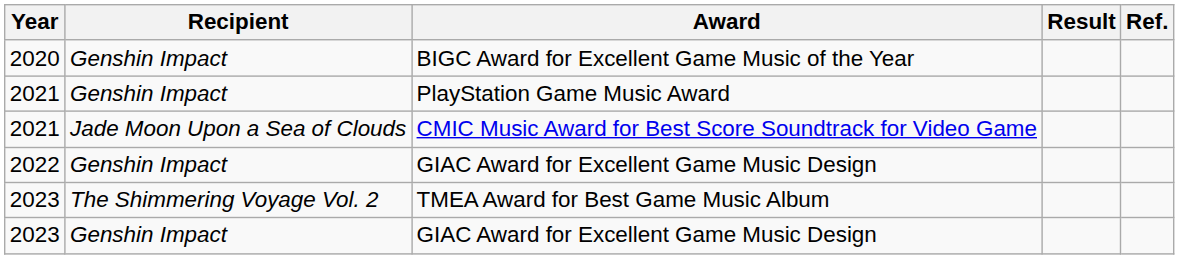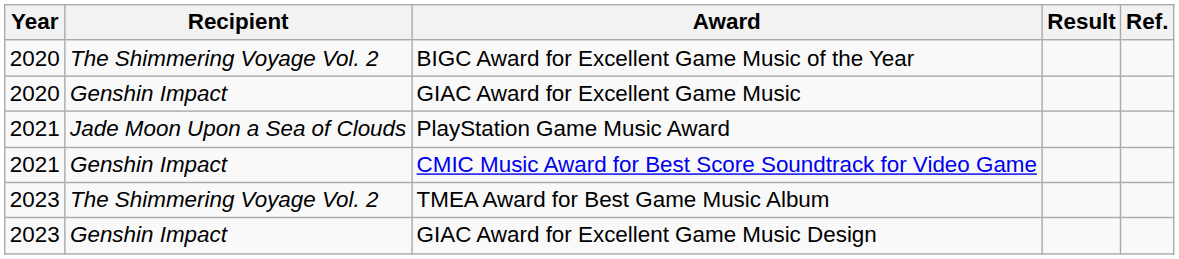(148, 57) Genshin Impact -> (224, 57) The Shimmering Voyage Vol. 2
+ row: (35, 93)
(148, 93) Genshin Impact -> (238, 128) Jade Moon Upon a Sea of Clouds
(238, 128) Jade Moon Upon a Sea of Clouds -> (148, 164) Genshin Impact
- row: (35, 164)
